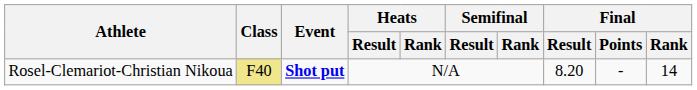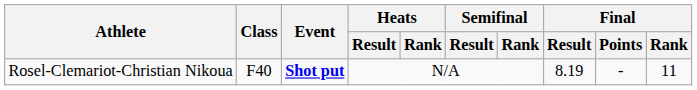(259, 71) khaki background -> (259, 71) no background
(569, 71) 8.20 -> (569, 71) 8.19
(669, 71) 14 -> (669, 71) 11
